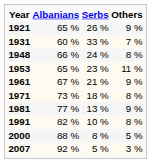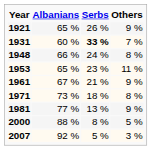(98, 42) normal -> (98, 42) bold
- row: (19, 122)
